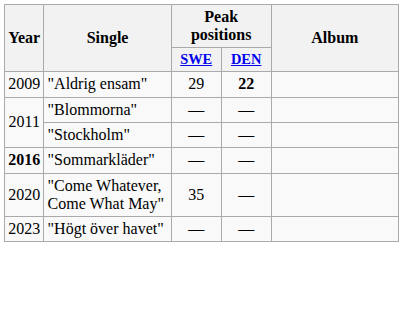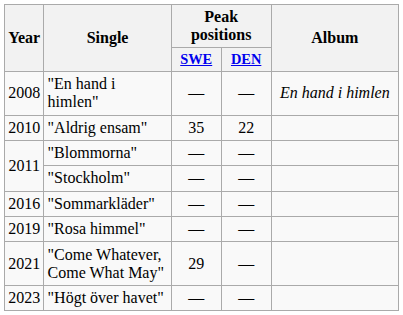+ row: (81, 93)
(24, 84) 2009 -> (24, 127) 2010
(196, 84) 29 -> (196, 127) 35
(246, 84) bold -> (246, 127) normal
(24, 160) bold -> (24, 203) normal
+ row: (97, 229)
(24, 194) 2020 -> (24, 263) 2021
(196, 194) 35 -> (196, 263) 29
